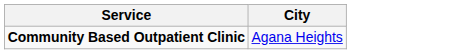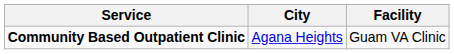+ column: (397, 15)
